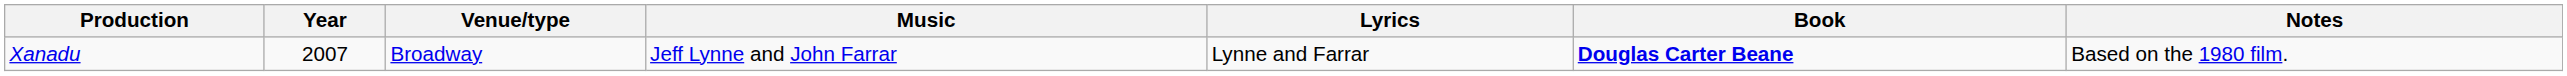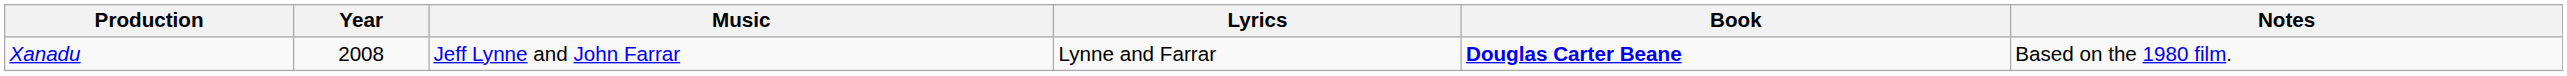- column: (515, 20)
(325, 53) 2007 -> (361, 53) 2008
